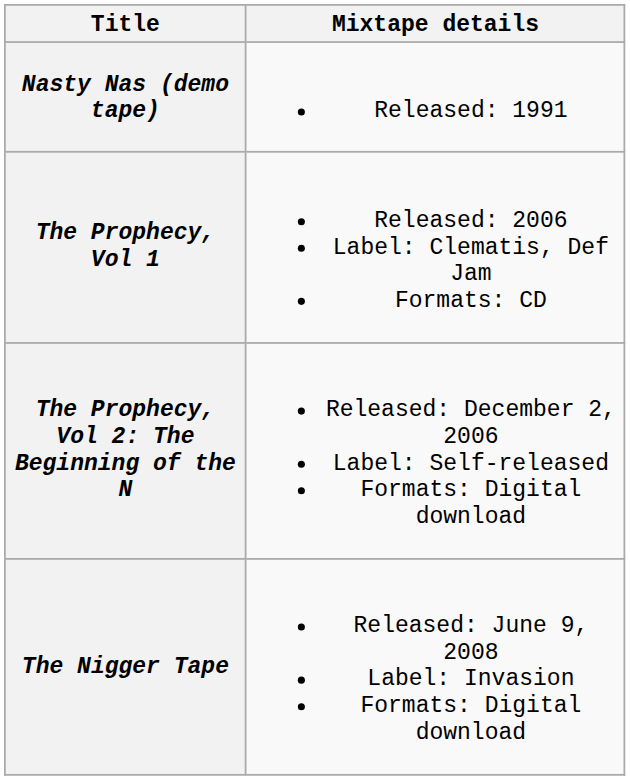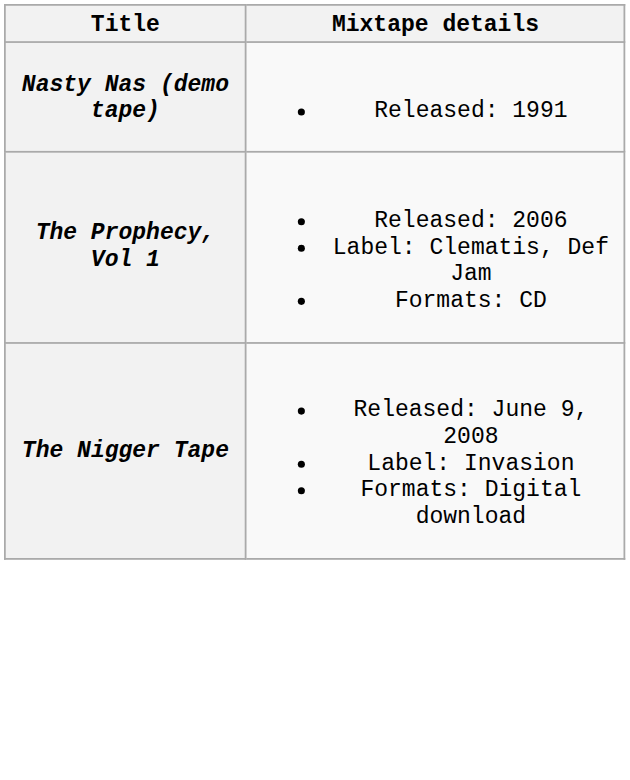- row: (125, 450)
